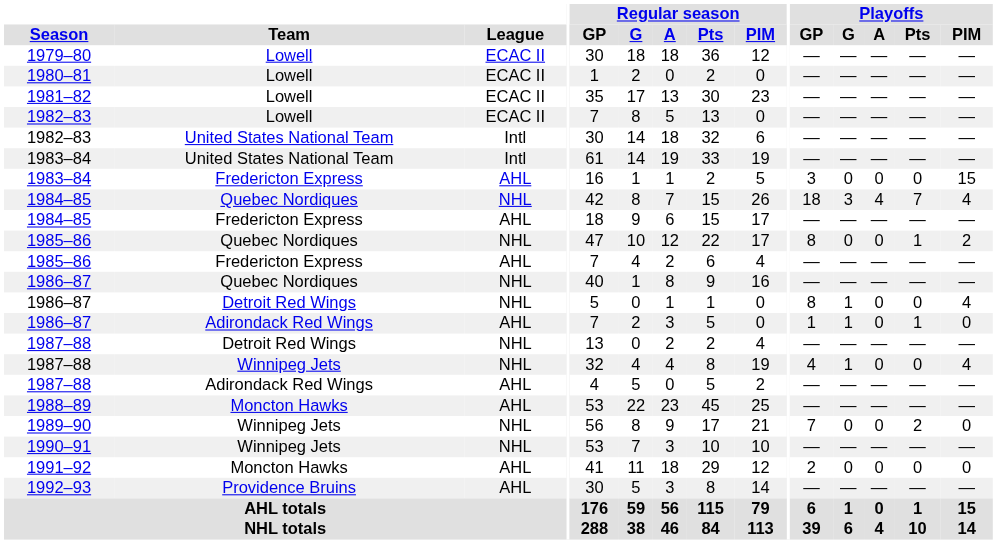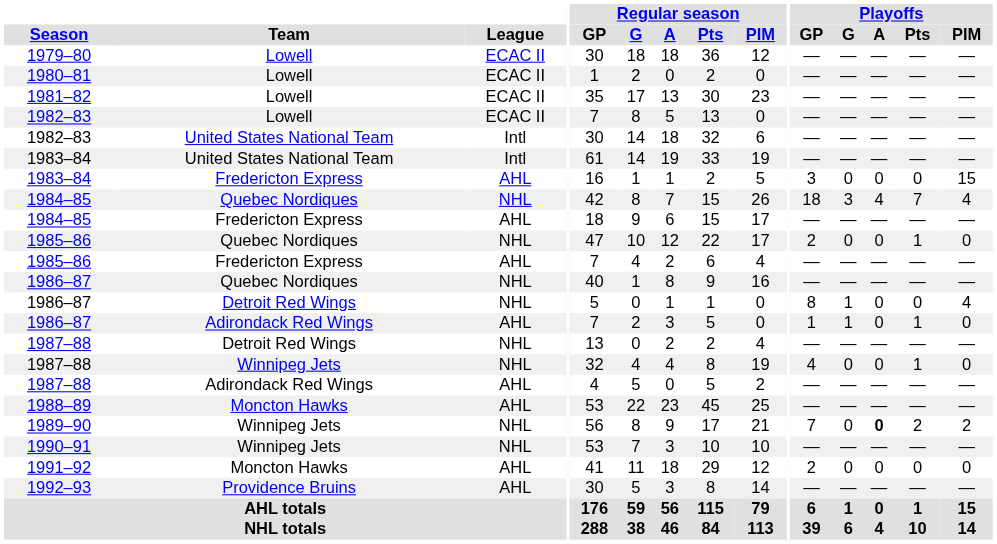(811, 240) 8 -> (811, 240) 2
(967, 240) 2 -> (967, 240) 0
(848, 364) 1 -> (848, 364) 0
(918, 364) 0 -> (918, 364) 1
(967, 364) 4 -> (967, 364) 0
(879, 426) normal -> (879, 426) bold
(967, 426) 0 -> (967, 426) 2
